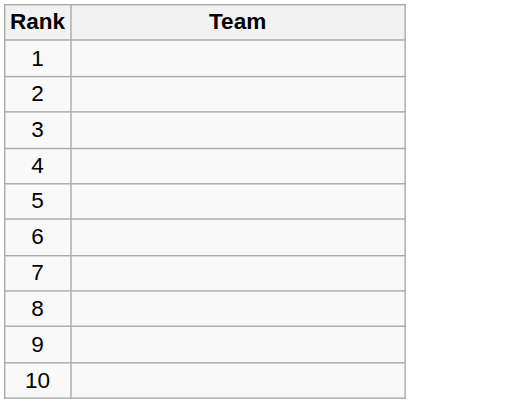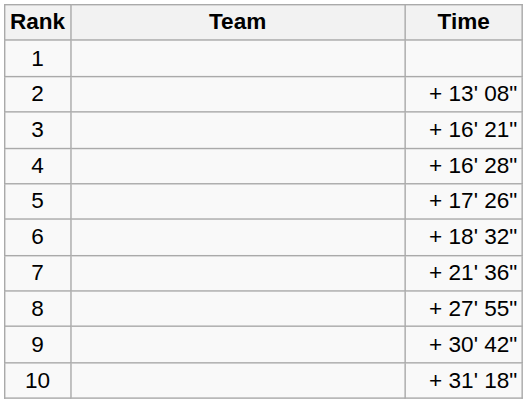+ column: (464, 22)
